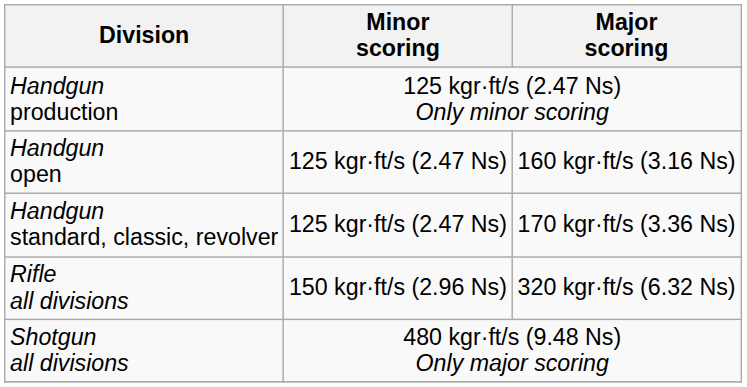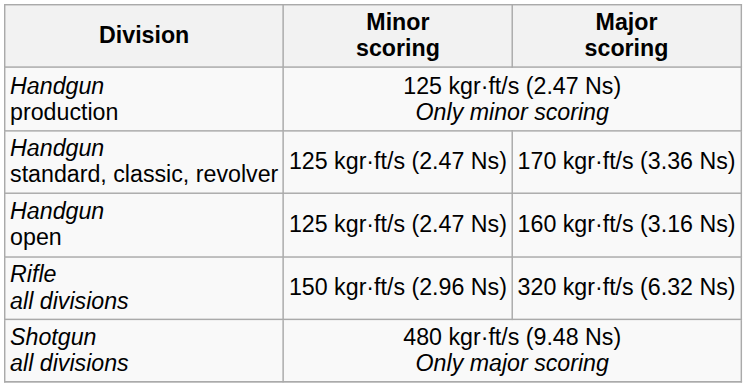rows swapped: (144, 224) <-> (57, 161)
